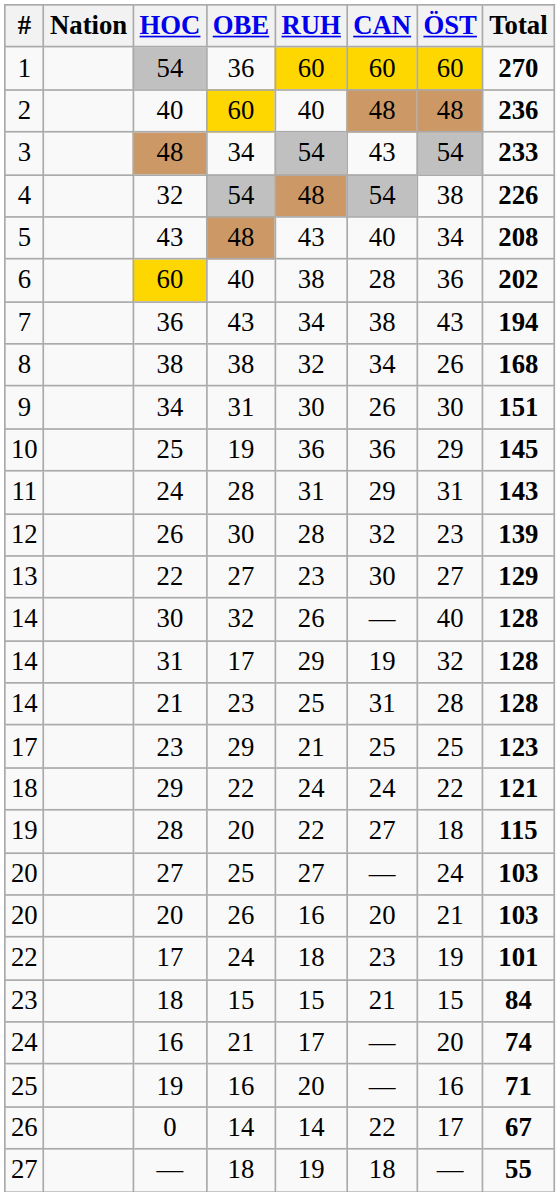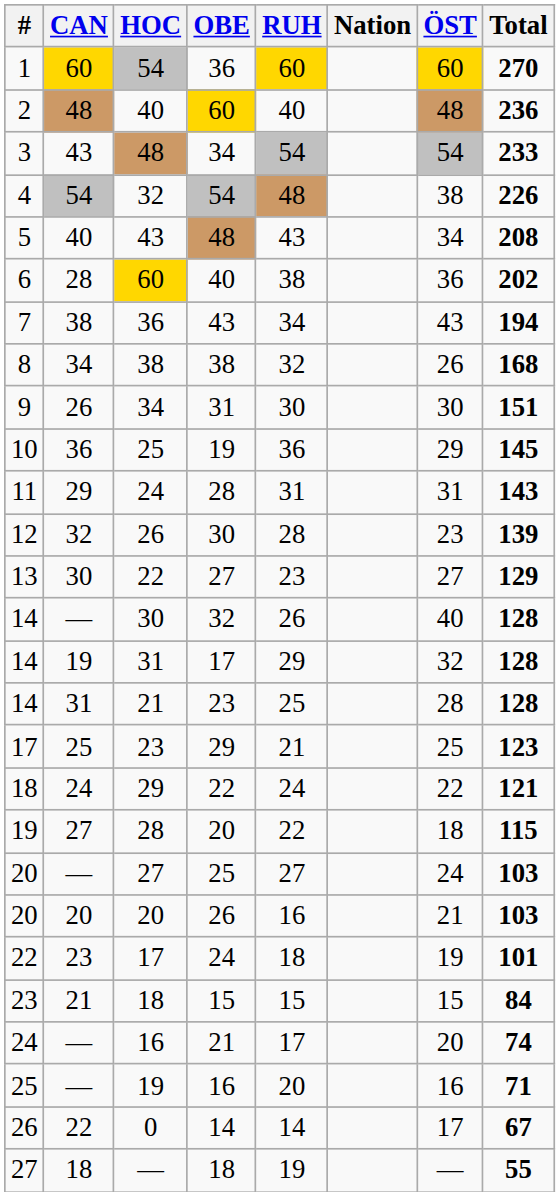columns swapped: (89, 25) <-> (382, 25)
